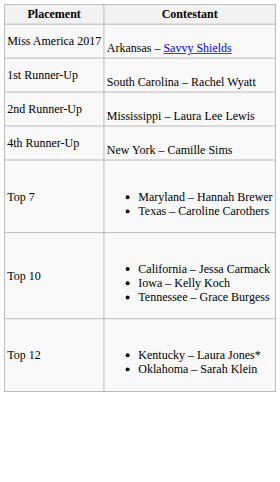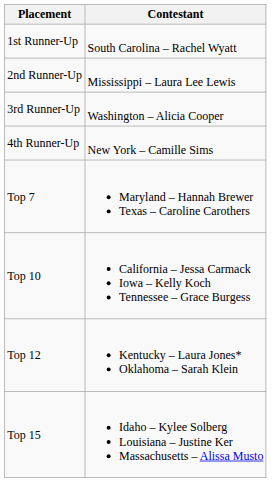- row: (54, 41)
+ row: (44, 109)
+ row: (24, 434)
